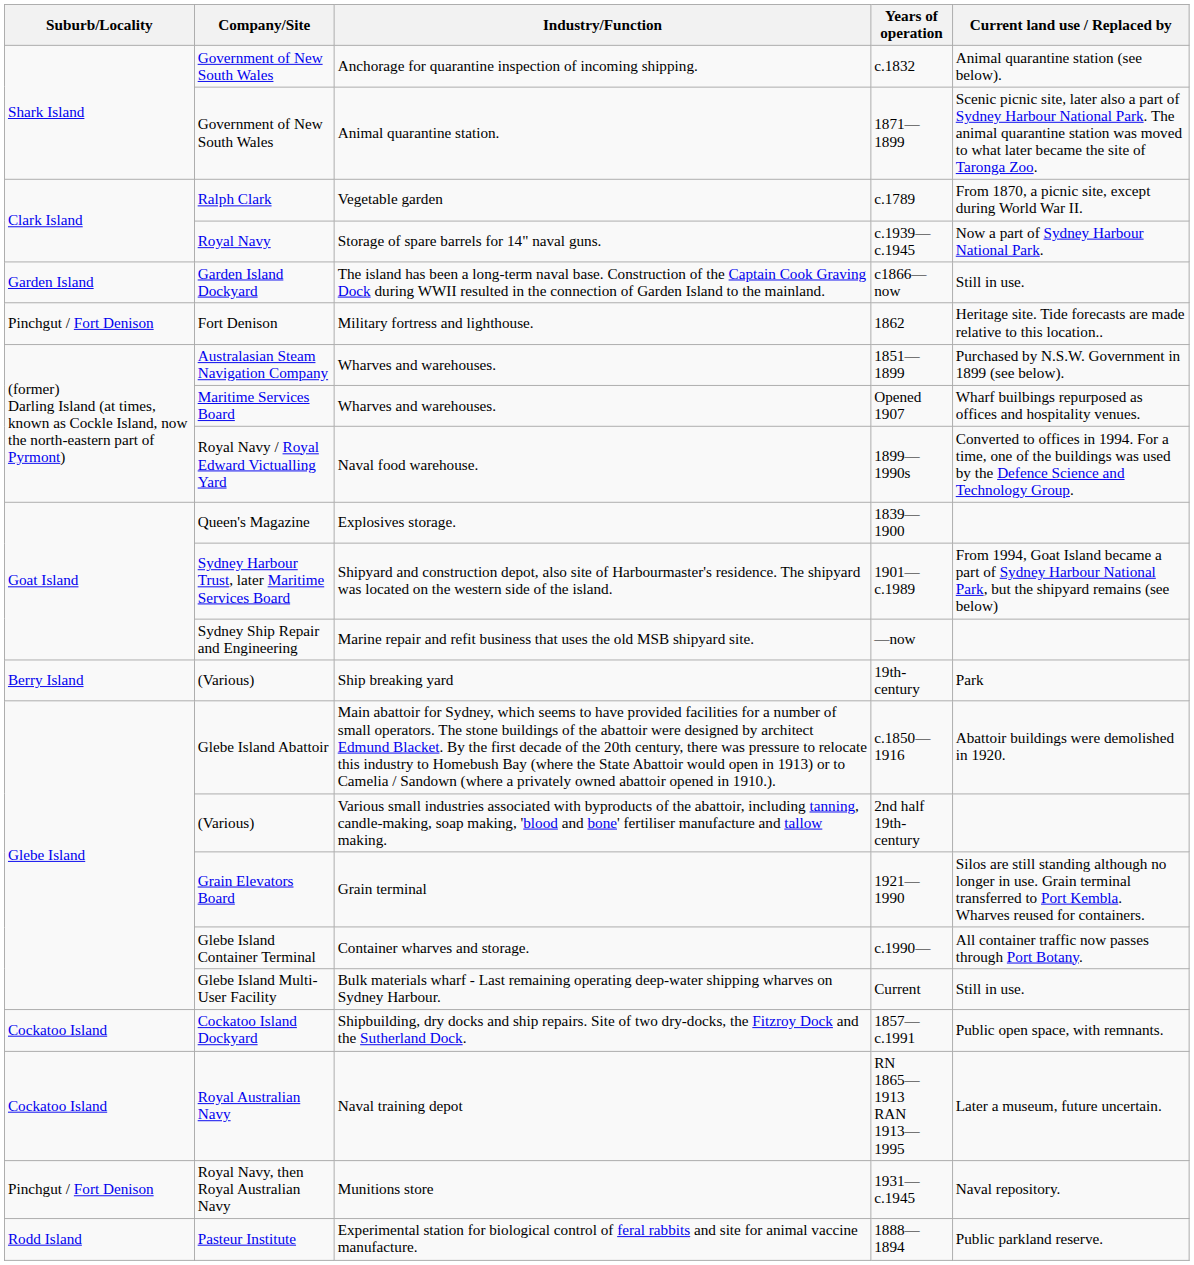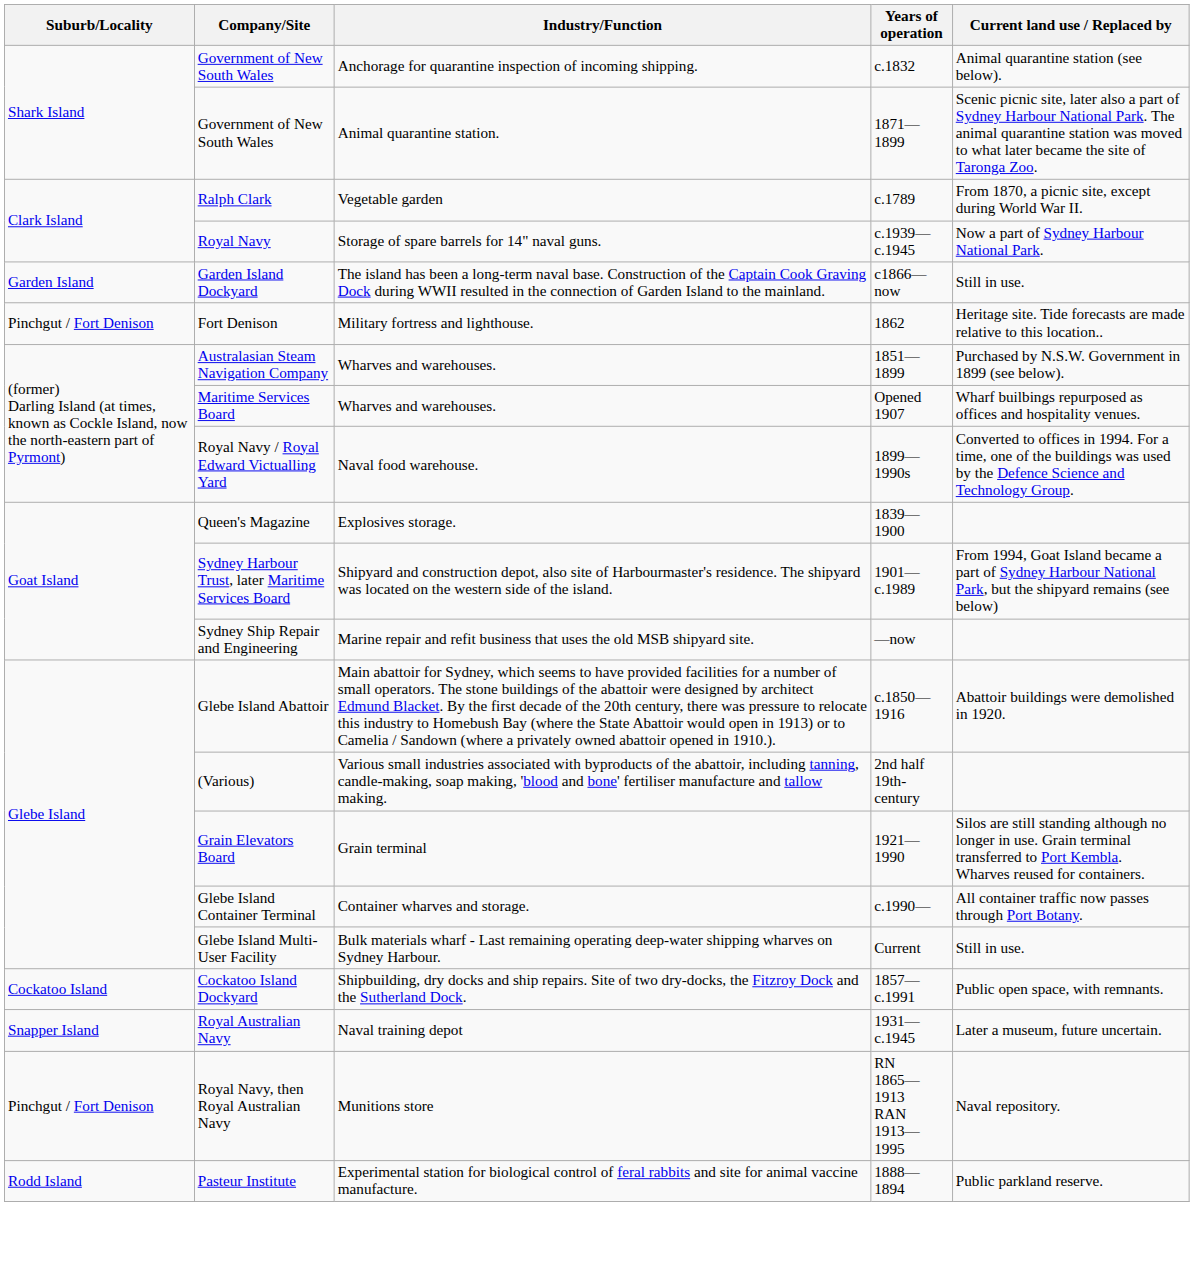- row: (226, 680)
(58, 1105) Cockatoo Island -> (53, 1030) Snapper Island
(897, 1105) RN 1865—1913 RAN 1913—1995 -> (897, 1030) 1931—c.1945
(897, 1189) 1931—c.1945 -> (897, 1105) RN 1865—1913 RAN 1913—1995
